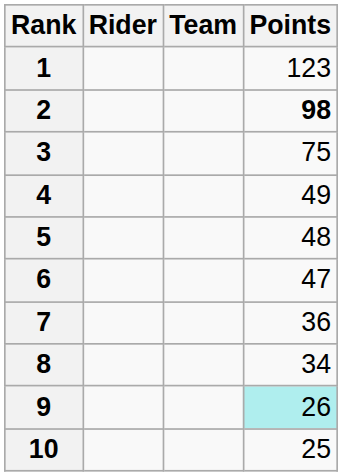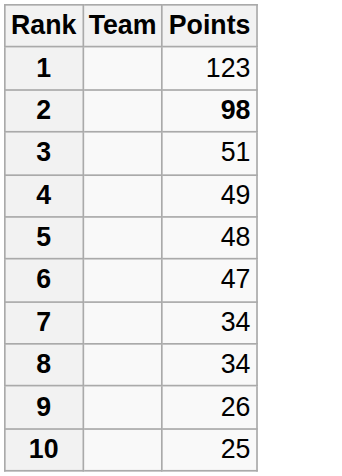- column: (123, 25)
(316, 152) 75 -> (236, 152) 51
(316, 322) 36 -> (236, 322) 34
(316, 407) paleturquoise background -> (236, 407) no background
